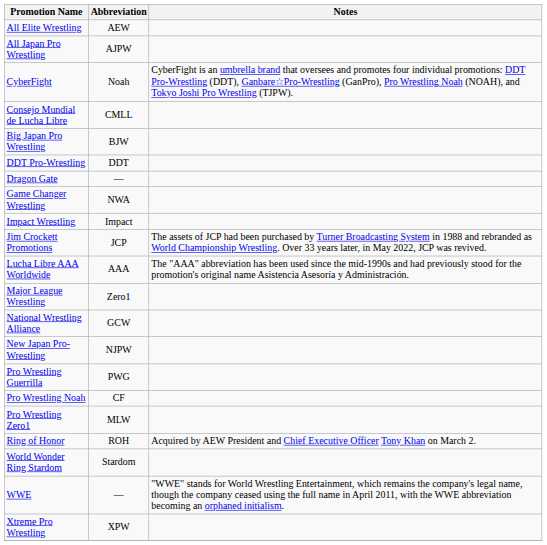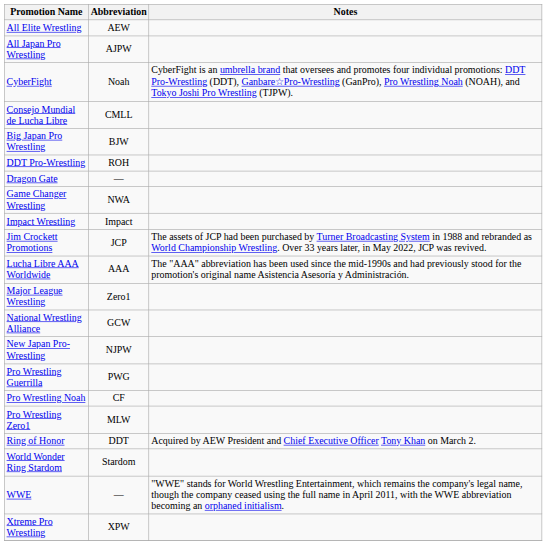(119, 163) DDT -> (119, 163) ROH
(119, 441) ROH -> (119, 441) DDT
